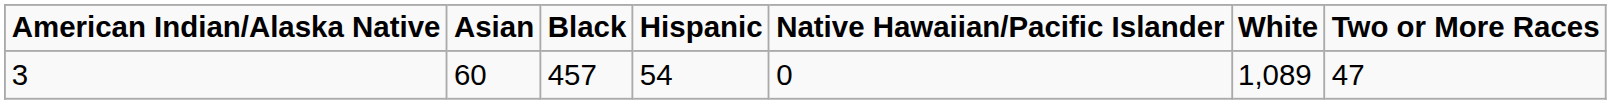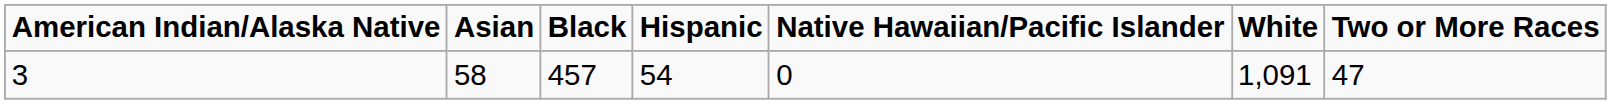(470, 74) 60 -> (470, 74) 58
(1275, 74) 1,089 -> (1275, 74) 1,091
